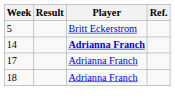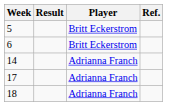+ row: (9, 45)
(107, 45) bold -> (103, 61) normal
